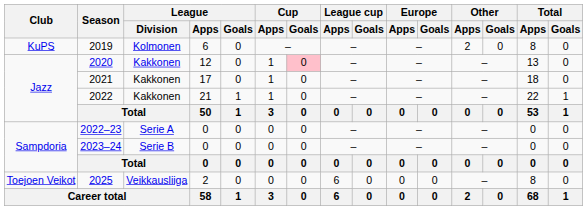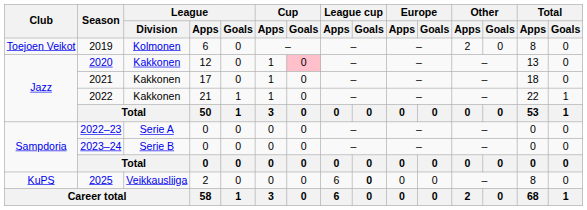(41, 46) KuPS -> (41, 46) Toejoen Veikot
(41, 180) Toejoen Veikot -> (41, 180) KuPS
(369, 180) normal -> (369, 180) bold
